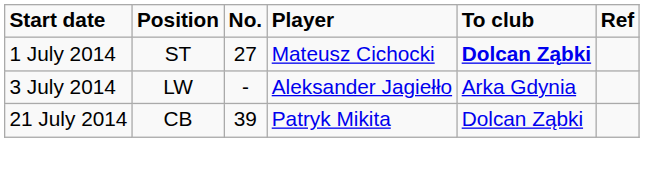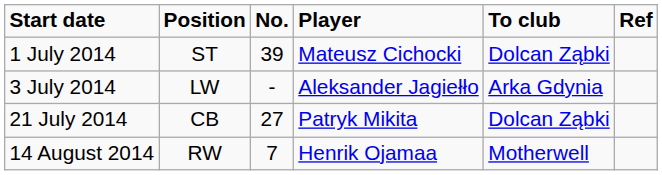(245, 53) 27 -> (272, 53) 39
(526, 53) bold -> (549, 53) normal
(245, 119) 39 -> (272, 119) 27
+ row: (82, 152)
